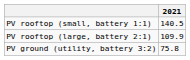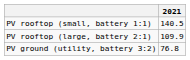(170, 49) 75.8 -> (170, 49) 76.8
